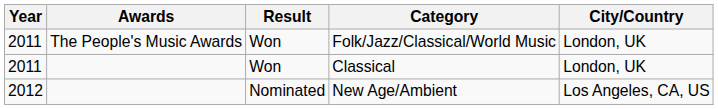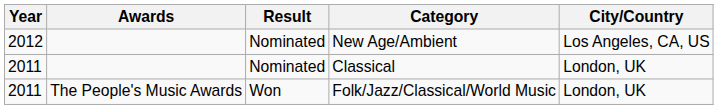rows swapped: (444, 41) <-> (395, 91)
(265, 66) Won -> (287, 66) Nominated
